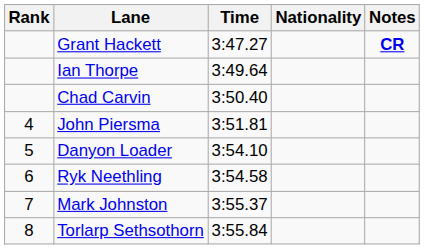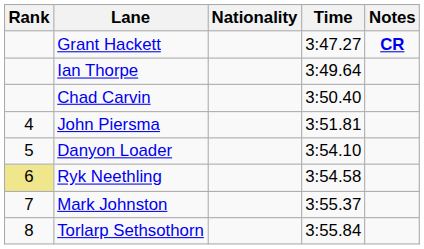columns swapped: (318, 17) <-> (240, 17)
(29, 177) no background -> (29, 177) khaki background
